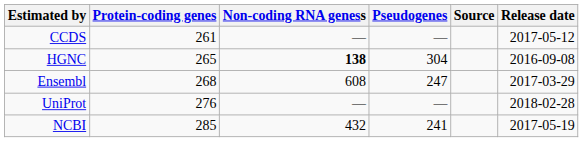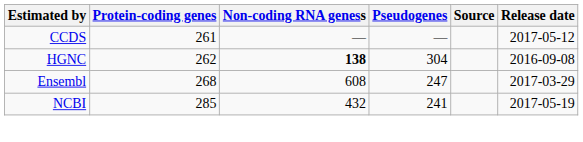(206, 59) 265 -> (206, 59) 262
- row: (64, 103)
